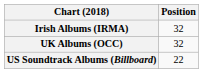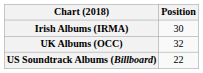(178, 28) 32 -> (178, 28) 30
